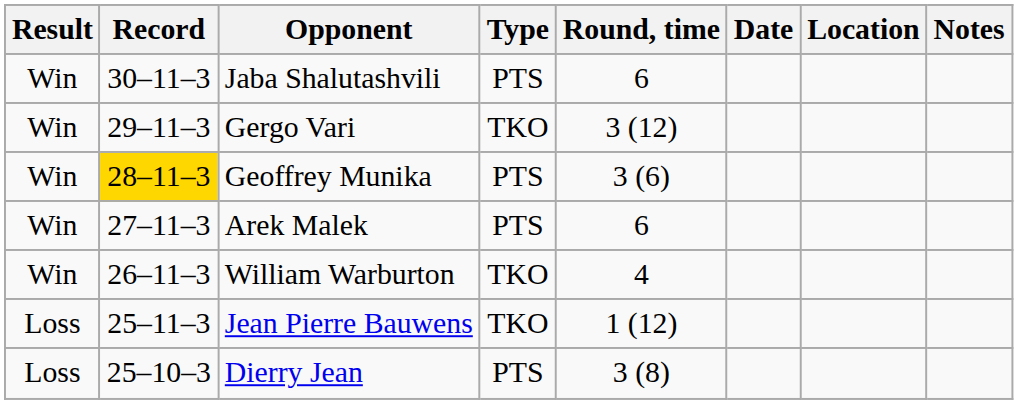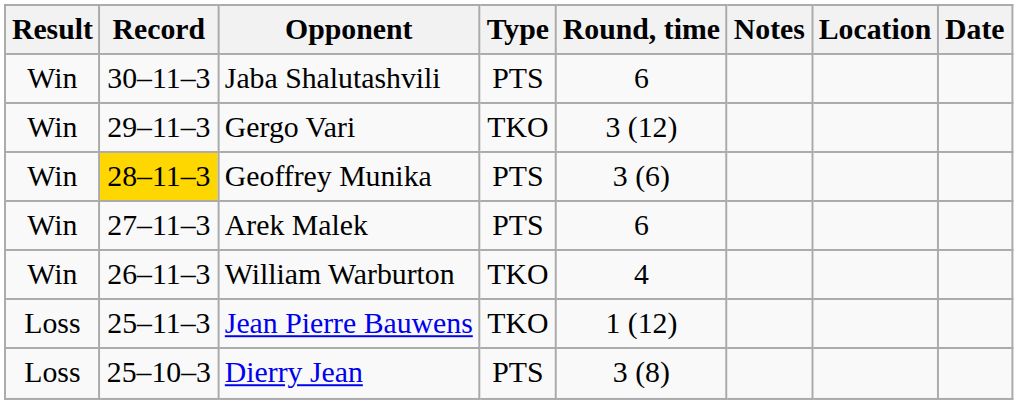columns swapped: (764, 29) <-> (969, 29)
